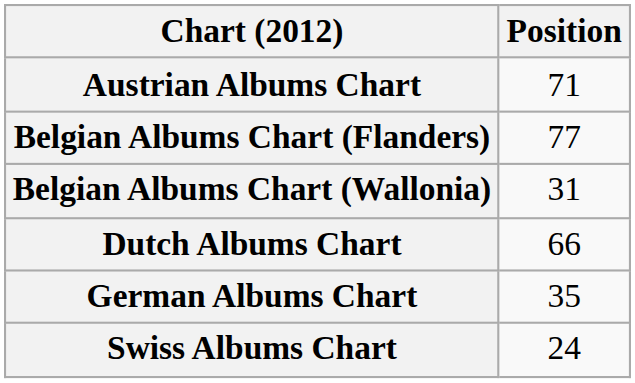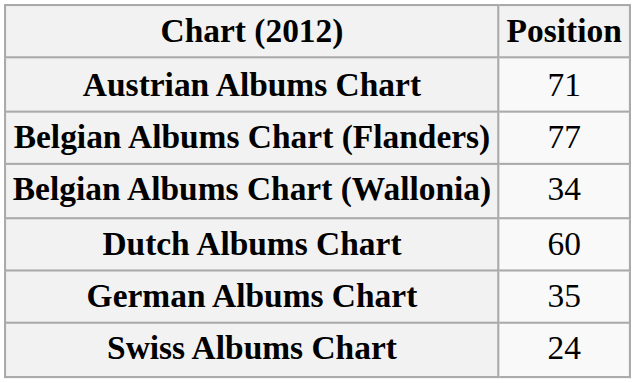(564, 190) 31 -> (564, 190) 34
(564, 243) 66 -> (564, 243) 60
